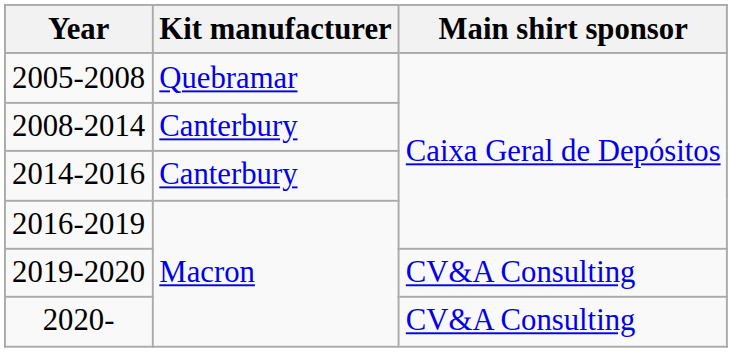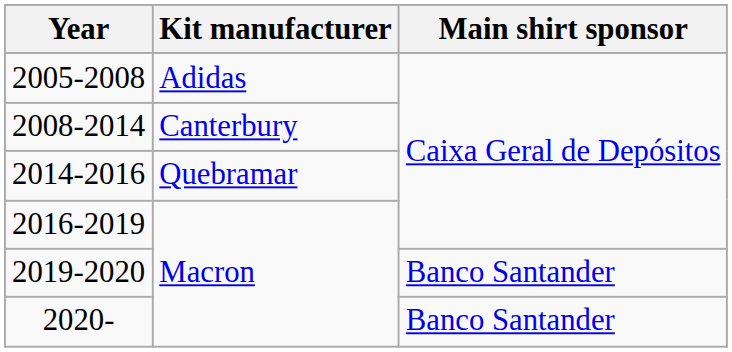(228, 77) Quebramar -> (203, 77) Adidas
(228, 175) Canterbury -> (228, 175) Quebramar
(521, 272) CV&A Consulting -> (510, 272) Banco Santander
(521, 321) CV&A Consulting -> (510, 321) Banco Santander
